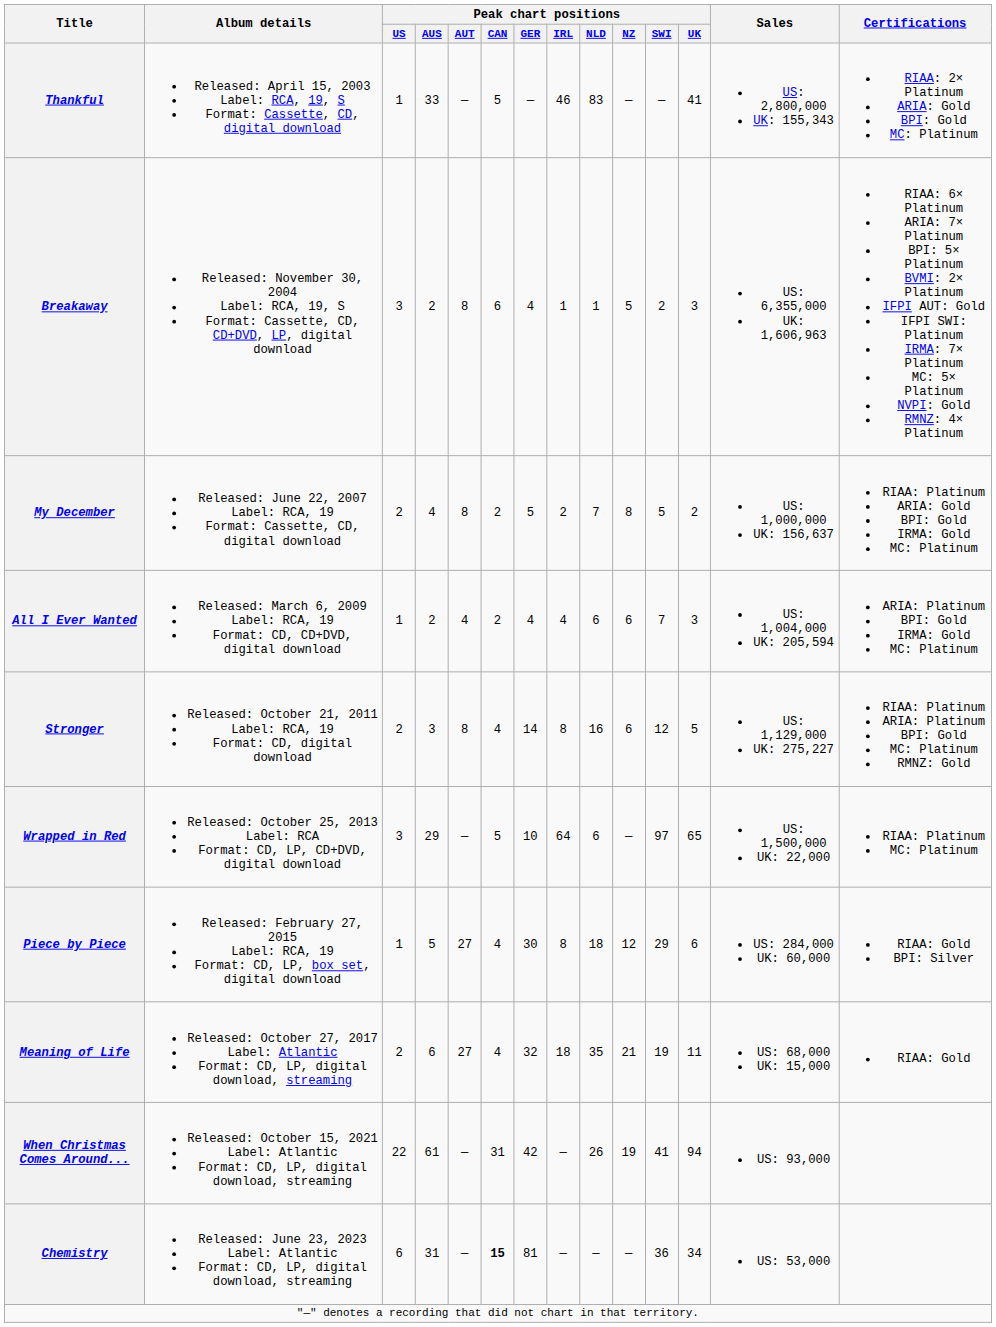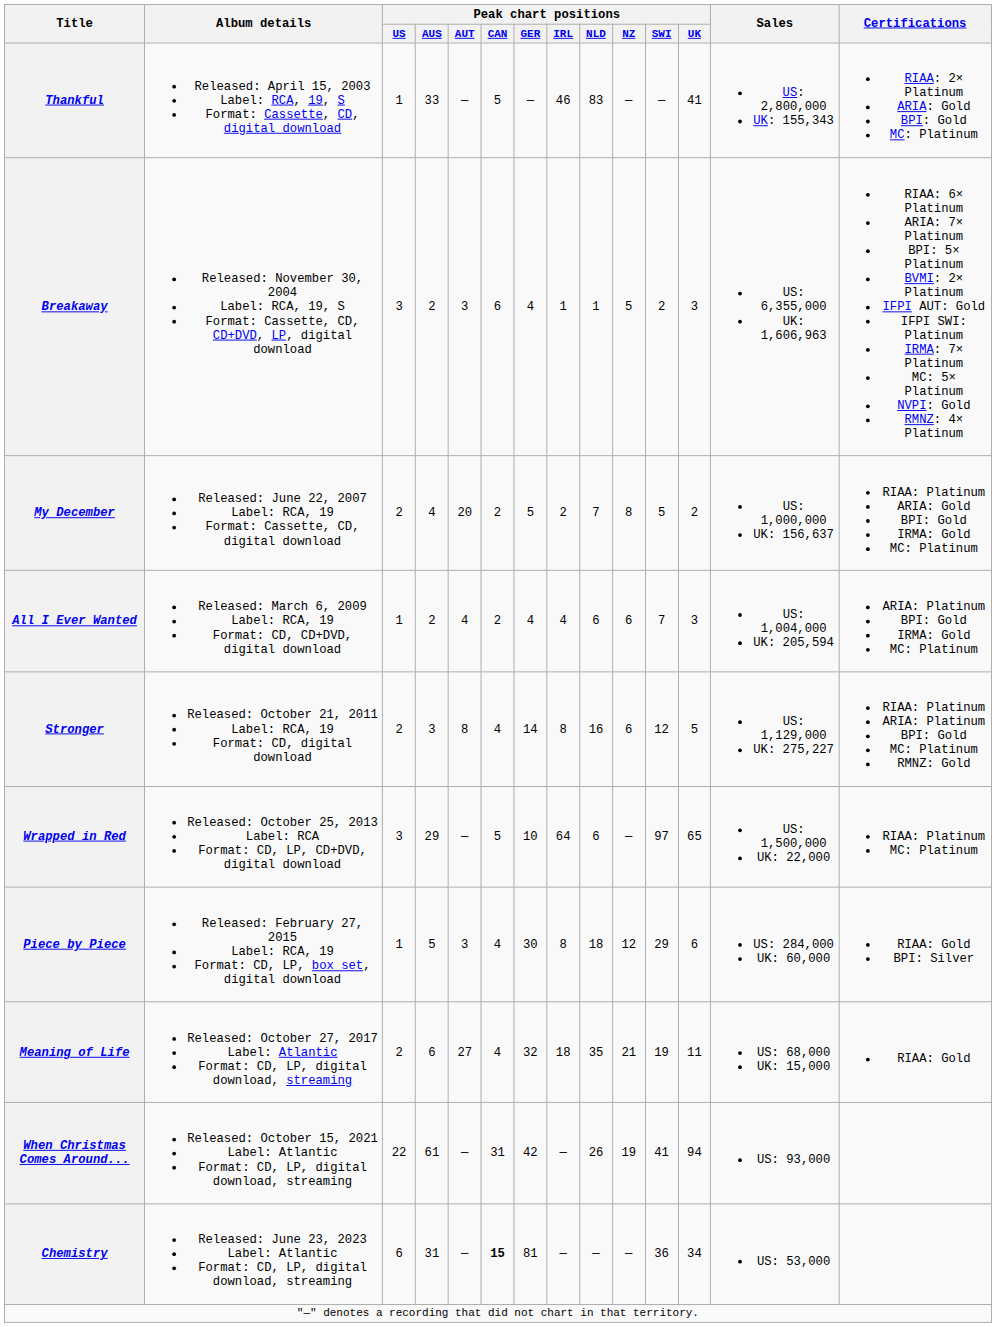(465, 307) 8 -> (465, 307) 3
(465, 513) 8 -> (465, 513) 20
(465, 945) 27 -> (465, 945) 3
